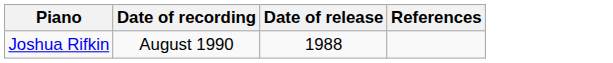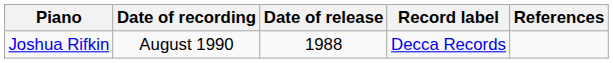+ column: (449, 17)
